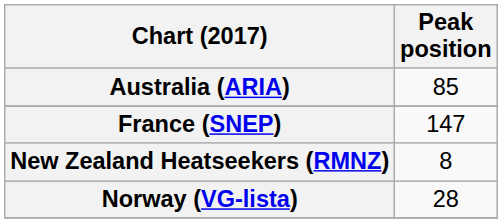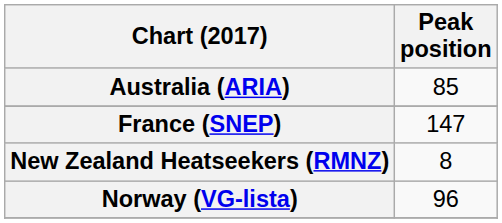(446, 198) 28 -> (446, 198) 96
